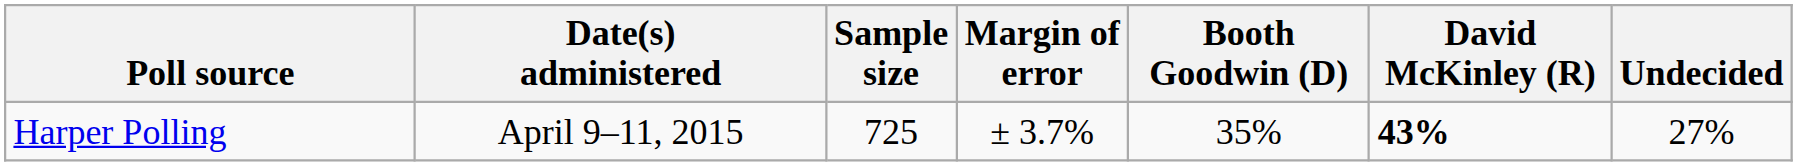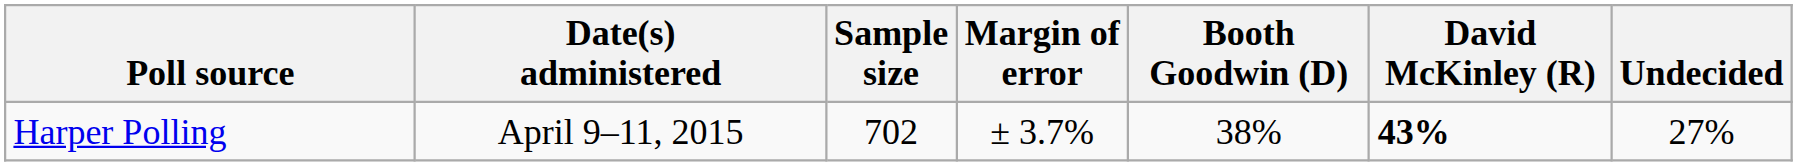(891, 130) 725 -> (891, 130) 702
(1249, 130) 35% -> (1249, 130) 38%
